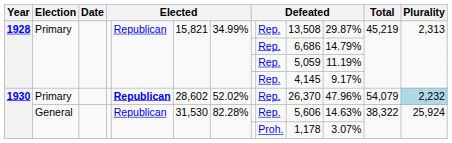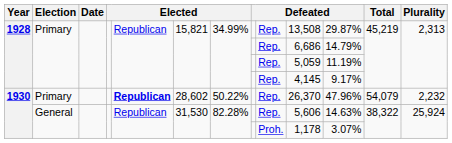(231, 96) 52.02% -> (231, 96) 50.22%
(432, 96) lightblue background -> (432, 96) no background
